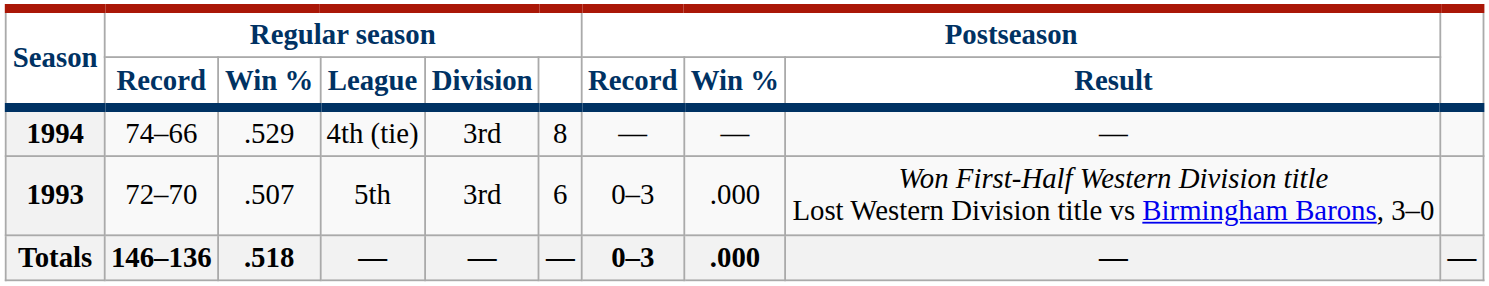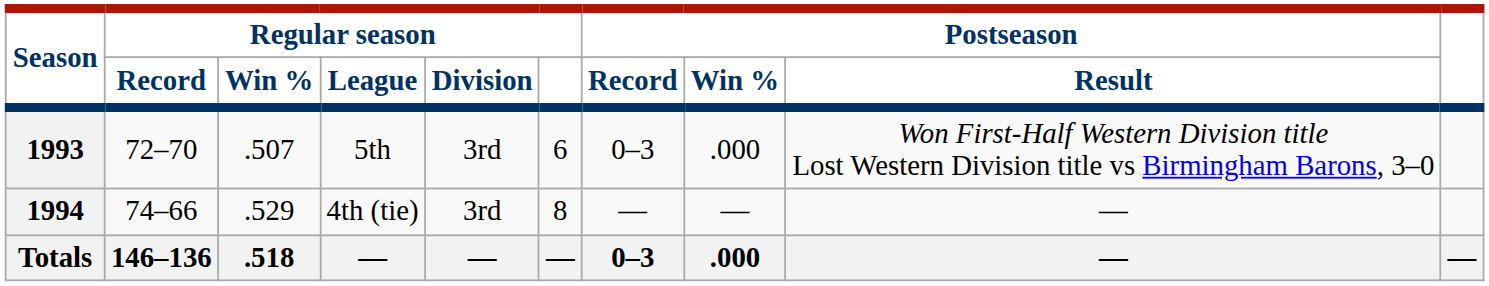rows swapped: (55, 194) <-> (55, 133)
